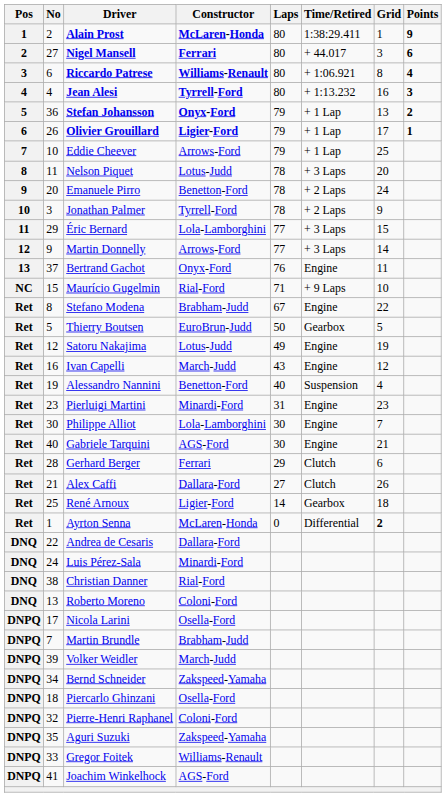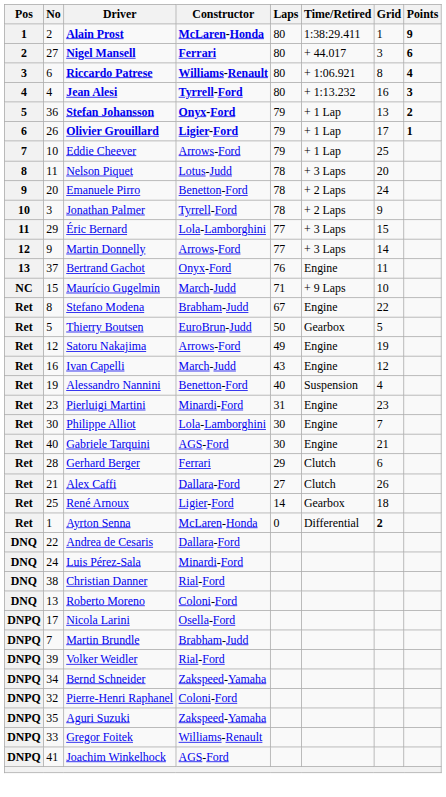(202, 288) Rial-Ford -> (207, 288) March-Judd
(205, 346) Lotus-Judd -> (210, 346) Arrows-Ford
(207, 659) March-Judd -> (202, 659) Rial-Ford
- row: (111, 698)
